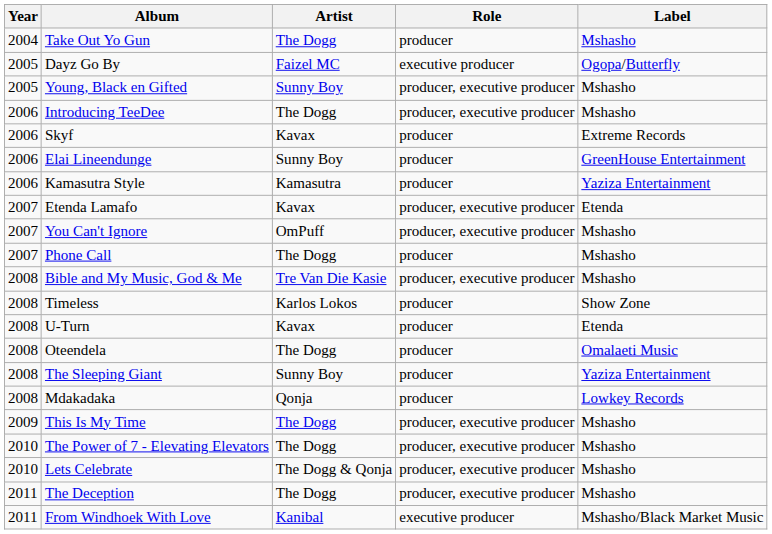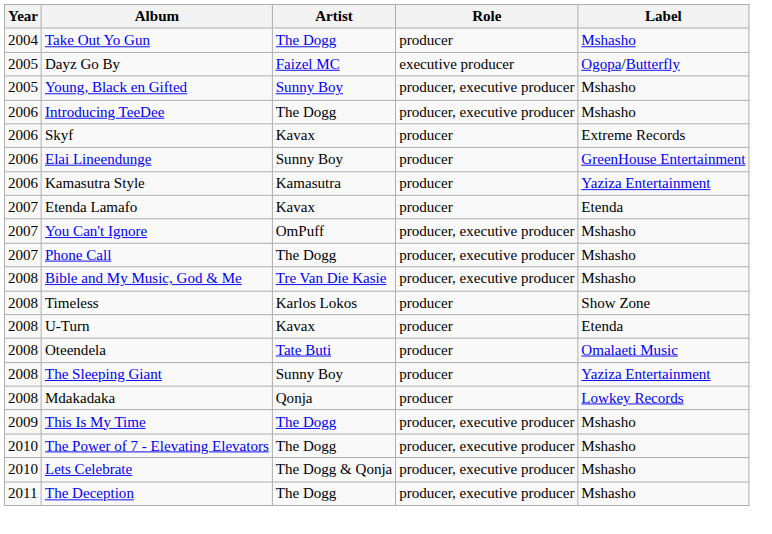(487, 207) producer, executive producer -> (426, 207) producer
(426, 254) producer -> (487, 254) producer, executive producer
(306, 350) The Dogg -> (303, 350) Tate Buti
- row: (128, 517)
